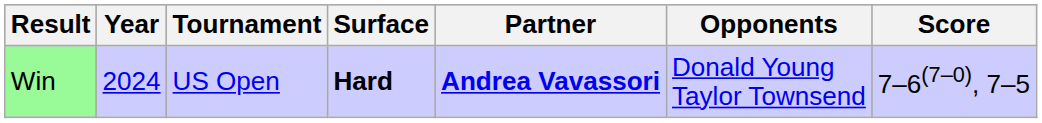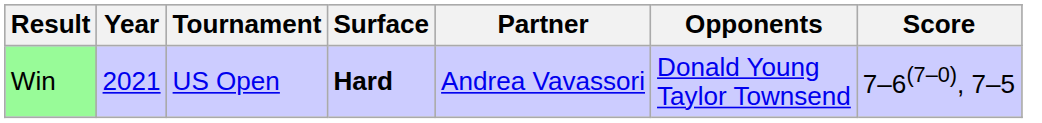(132, 81) 2024 -> (132, 81) 2021
(551, 81) bold -> (543, 81) normal
